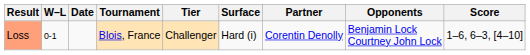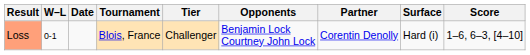columns swapped: (241, 12) <-> (395, 12)
